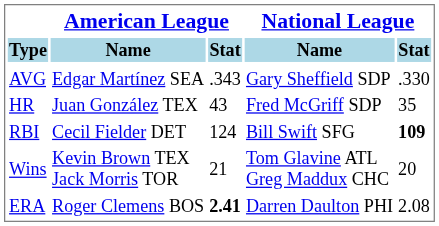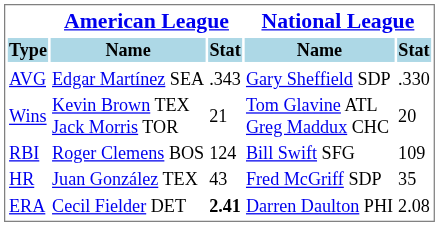rows swapped: (22, 105) <-> (28, 168)
(119, 131) Cecil Fielder DET -> (128, 153) Roger Clemens BOS
(412, 131) bold -> (412, 153) normal
(128, 206) Roger Clemens BOS -> (119, 206) Cecil Fielder DET
